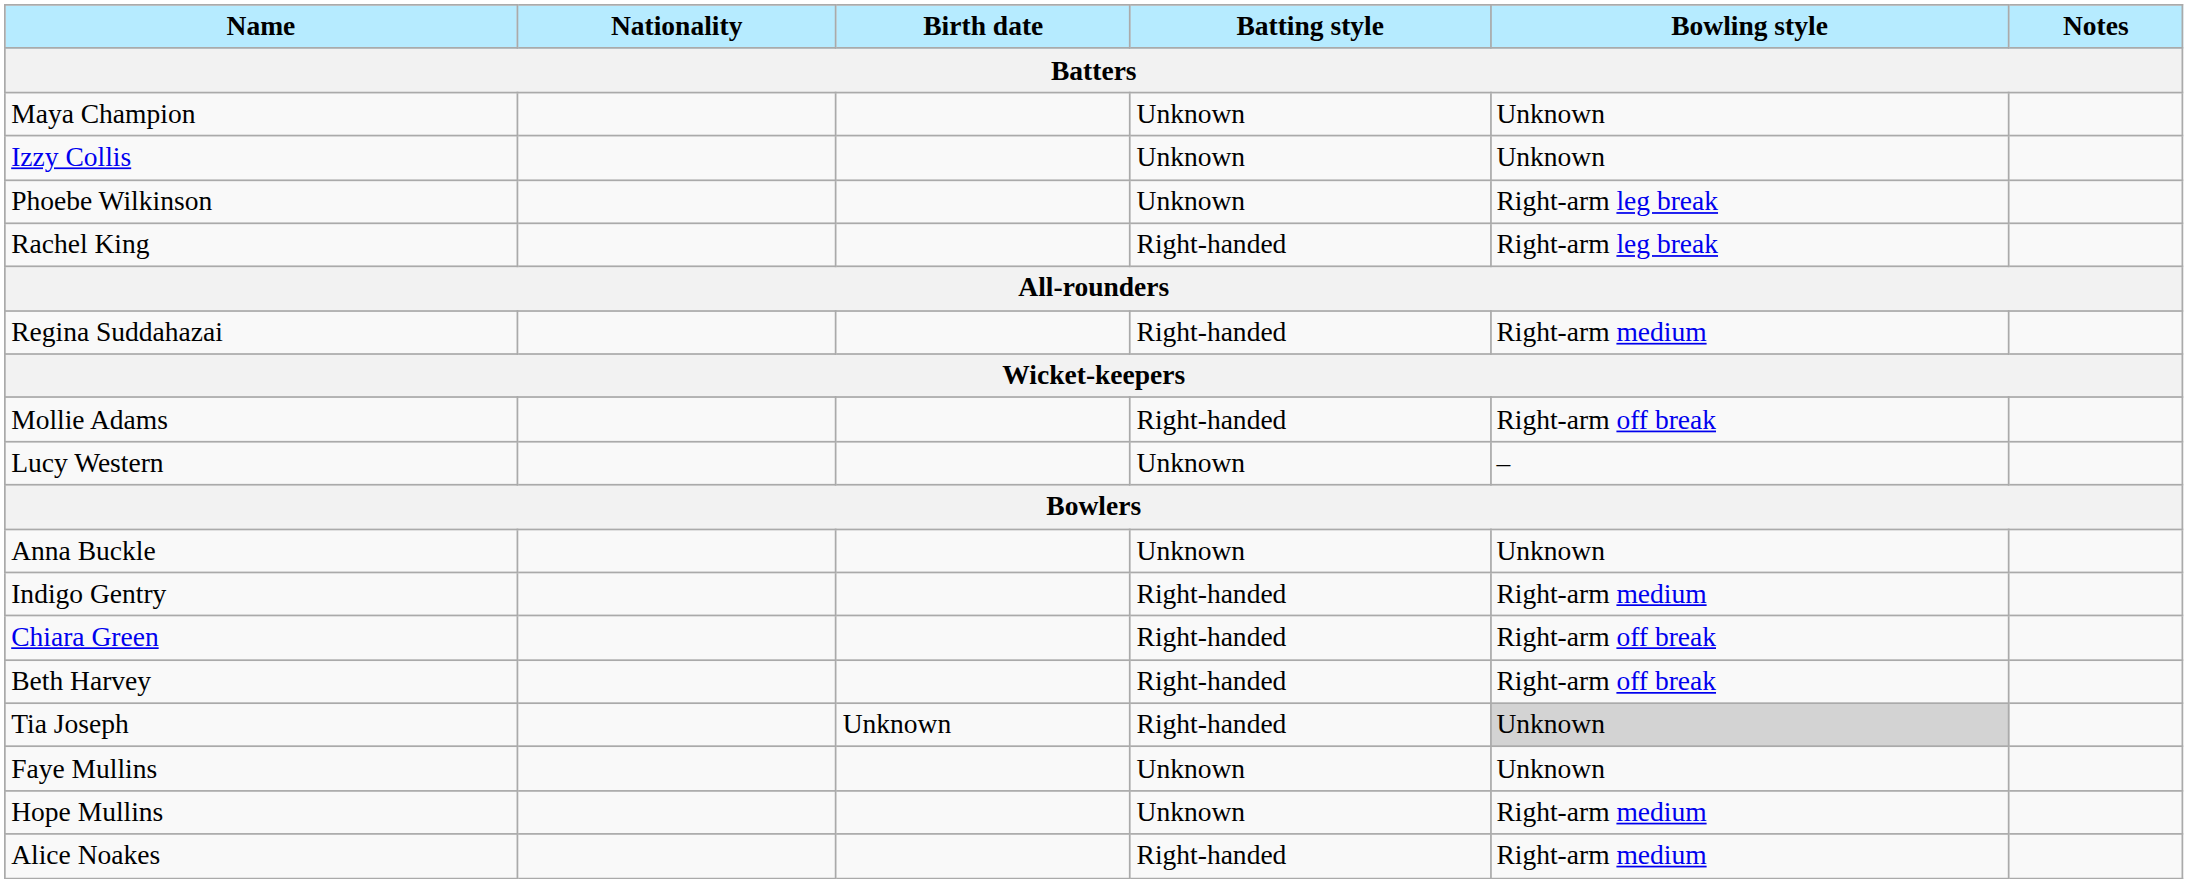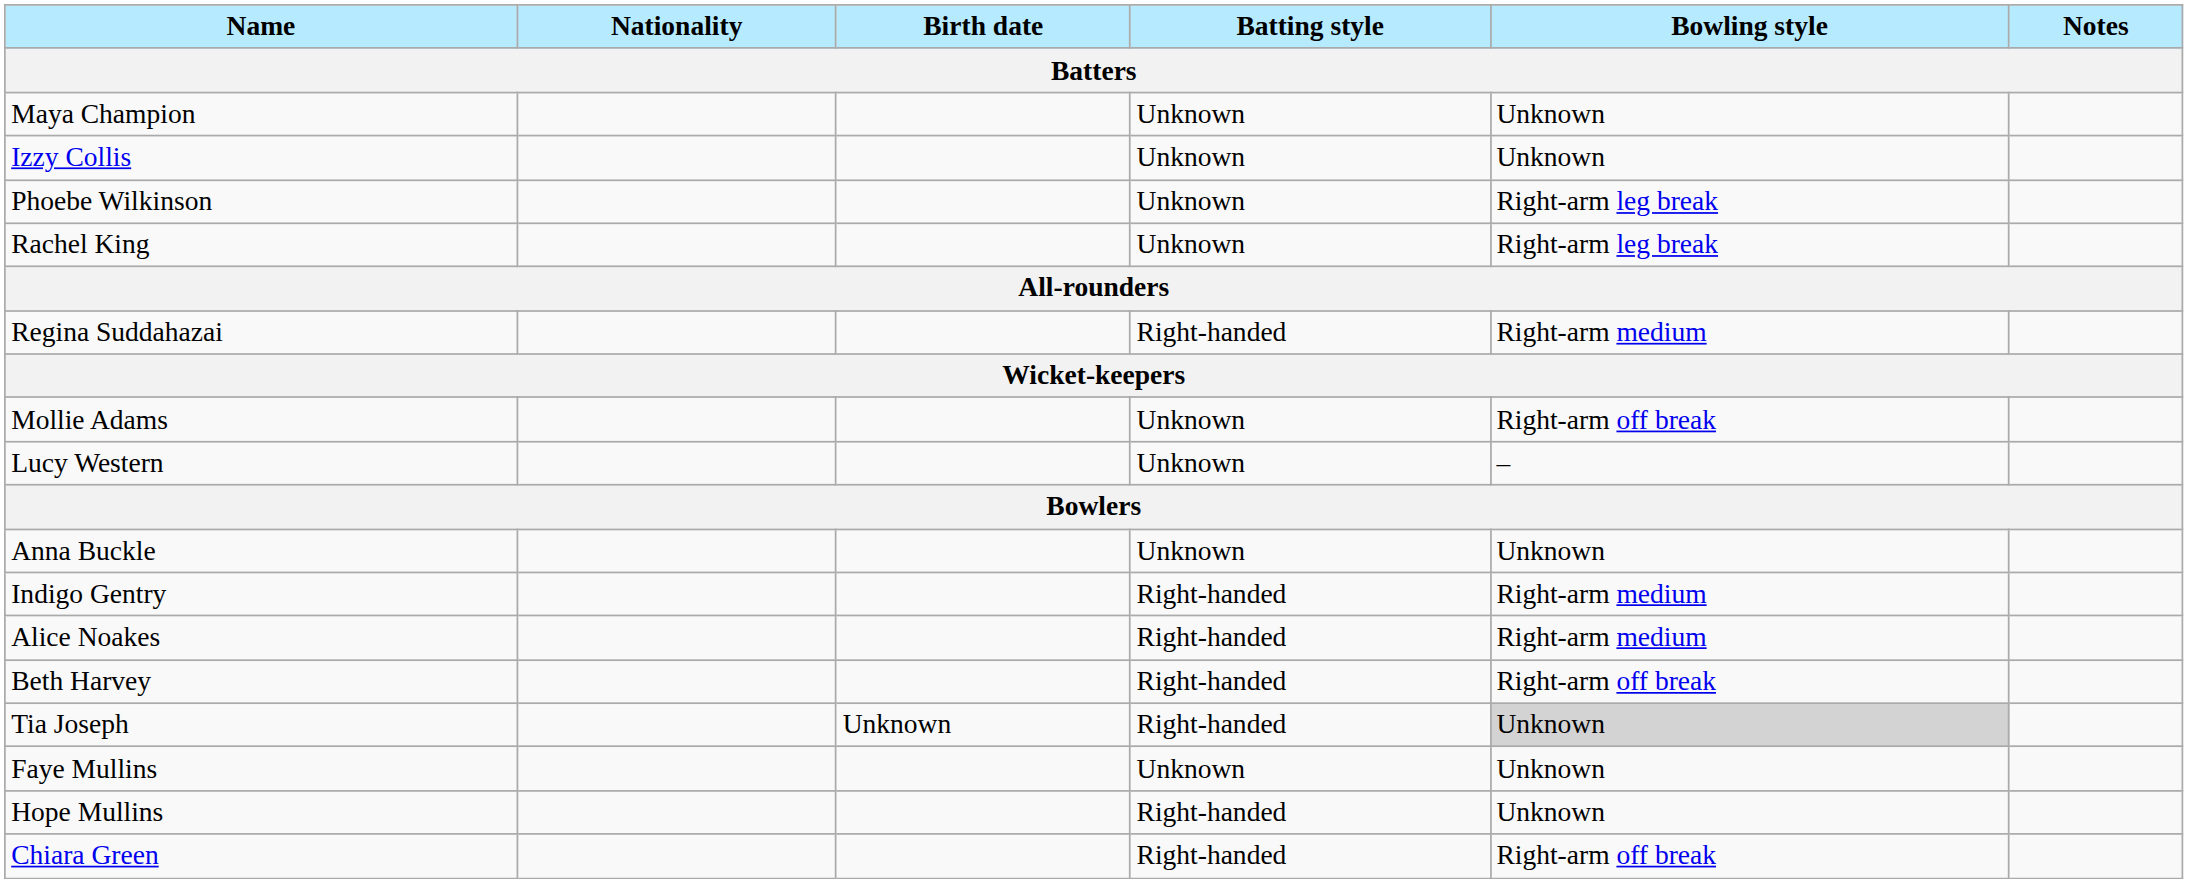(1211, 244) Right-handed -> (1191, 244) Unknown
(1211, 419) Right-handed -> (1191, 419) Unknown
rows swapped: (85, 637) <-> (86, 855)
(1191, 811) Unknown -> (1211, 811) Right-handed
(1602, 811) Right-arm medium -> (1551, 811) Unknown
